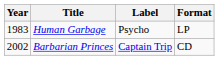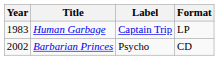(134, 30) Psycho -> (145, 30) Captain Trip
(145, 47) Captain Trip -> (134, 47) Psycho
